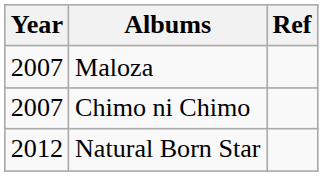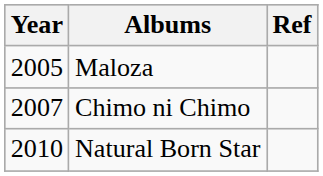(37, 66) 2007 -> (37, 66) 2005
(37, 149) 2012 -> (37, 149) 2010
